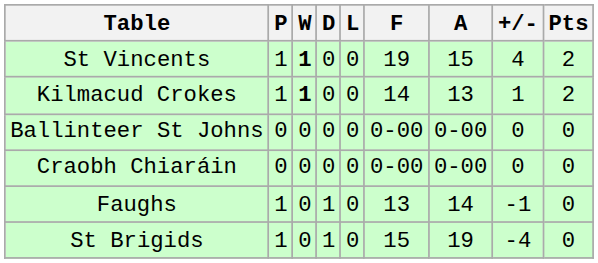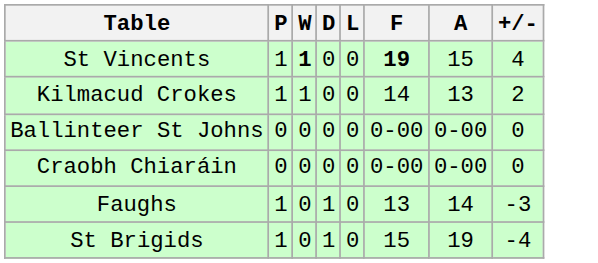- column: (569, 23)
(397, 59) normal -> (397, 59) bold
(305, 95) bold -> (305, 95) normal
(518, 95) 1 -> (518, 95) 2
(518, 204) -1 -> (518, 204) -3
